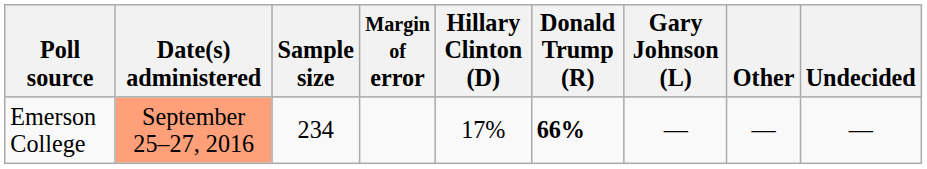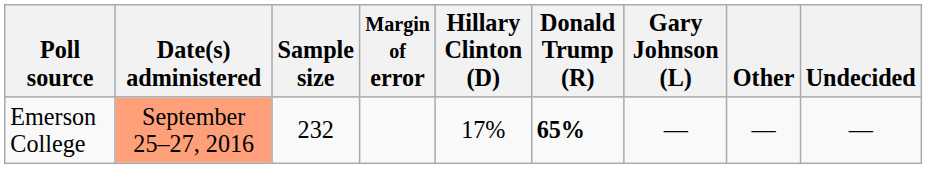(316, 129) 234 -> (316, 129) 232
(561, 129) 66% -> (561, 129) 65%
